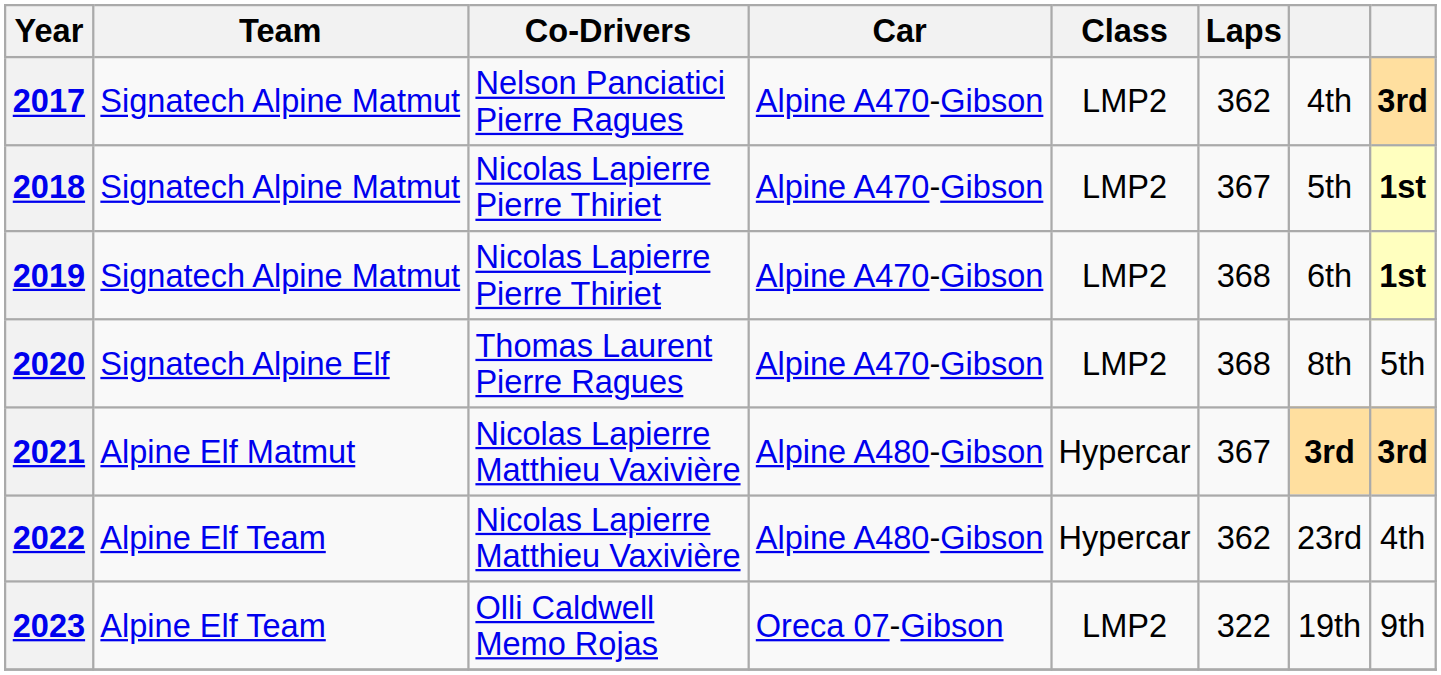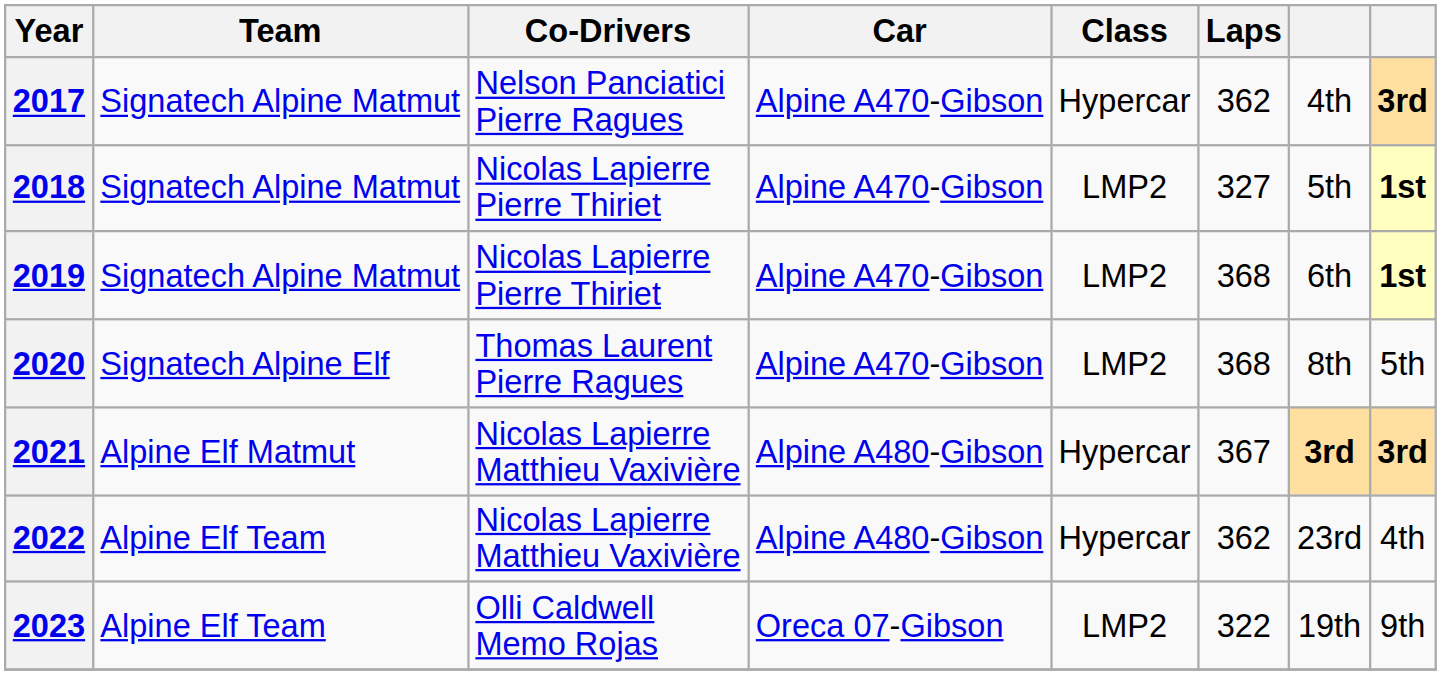(1125, 101) LMP2 -> (1125, 101) Hypercar
(1244, 188) 367 -> (1244, 188) 327
